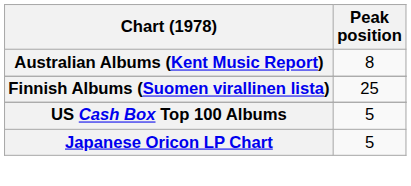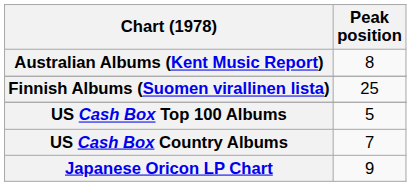+ row: (169, 141)
(370, 141) 5 -> (370, 168) 9
